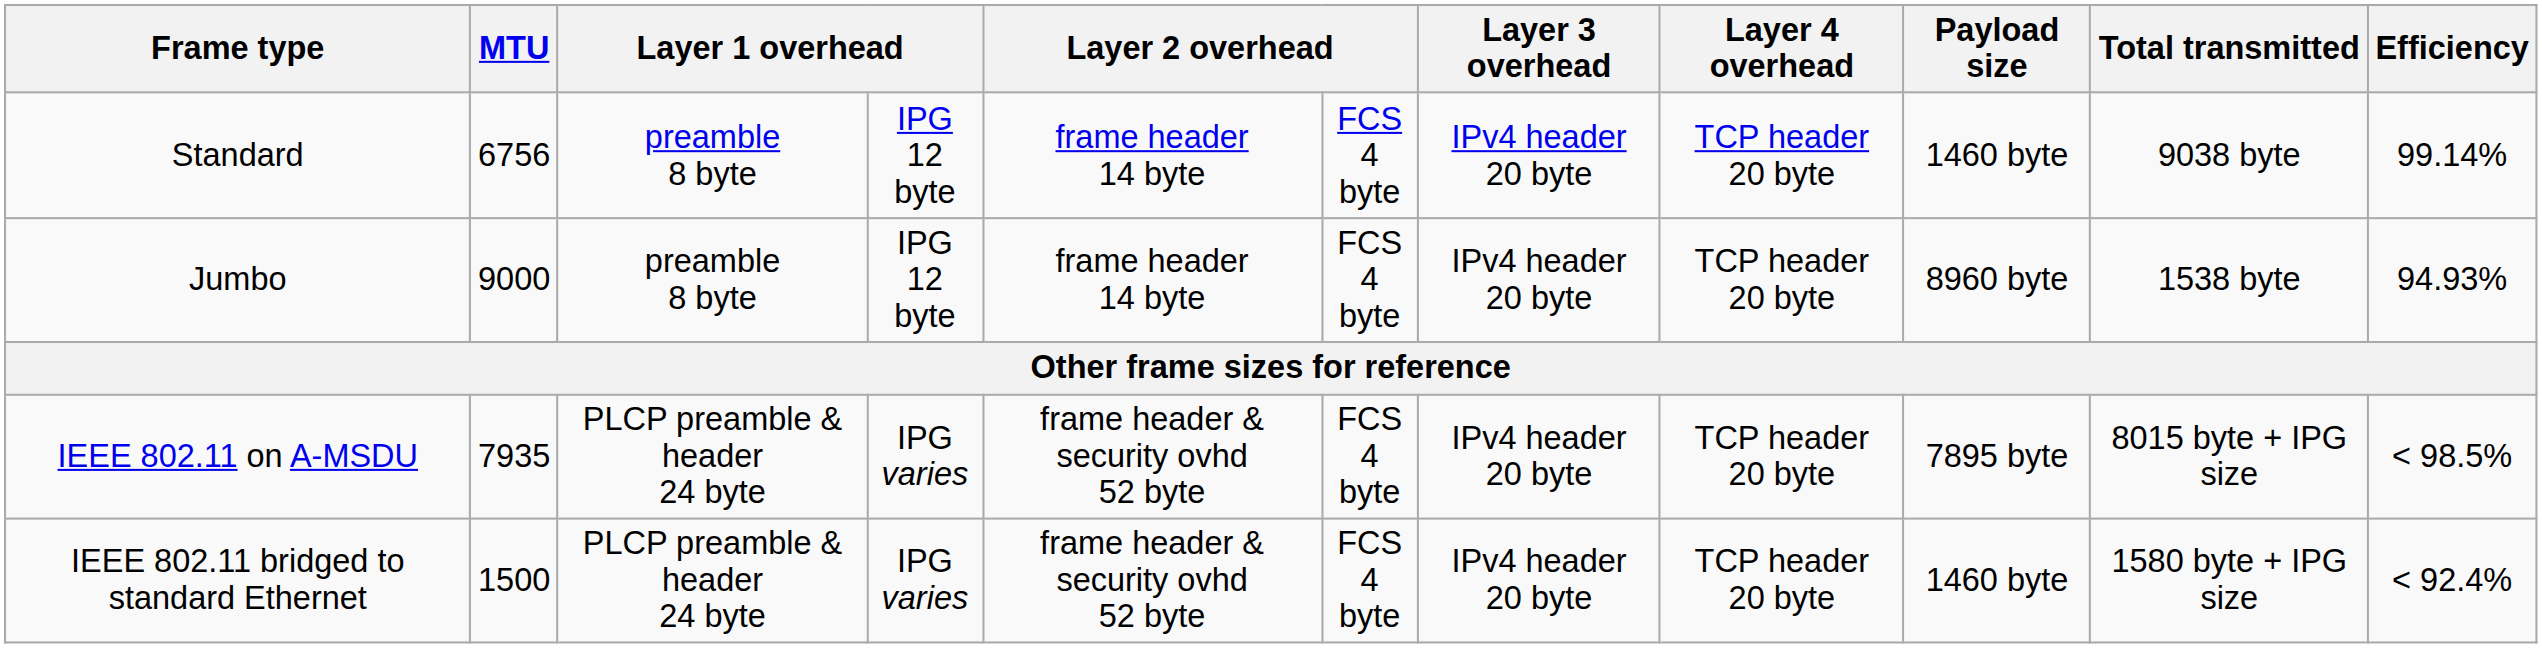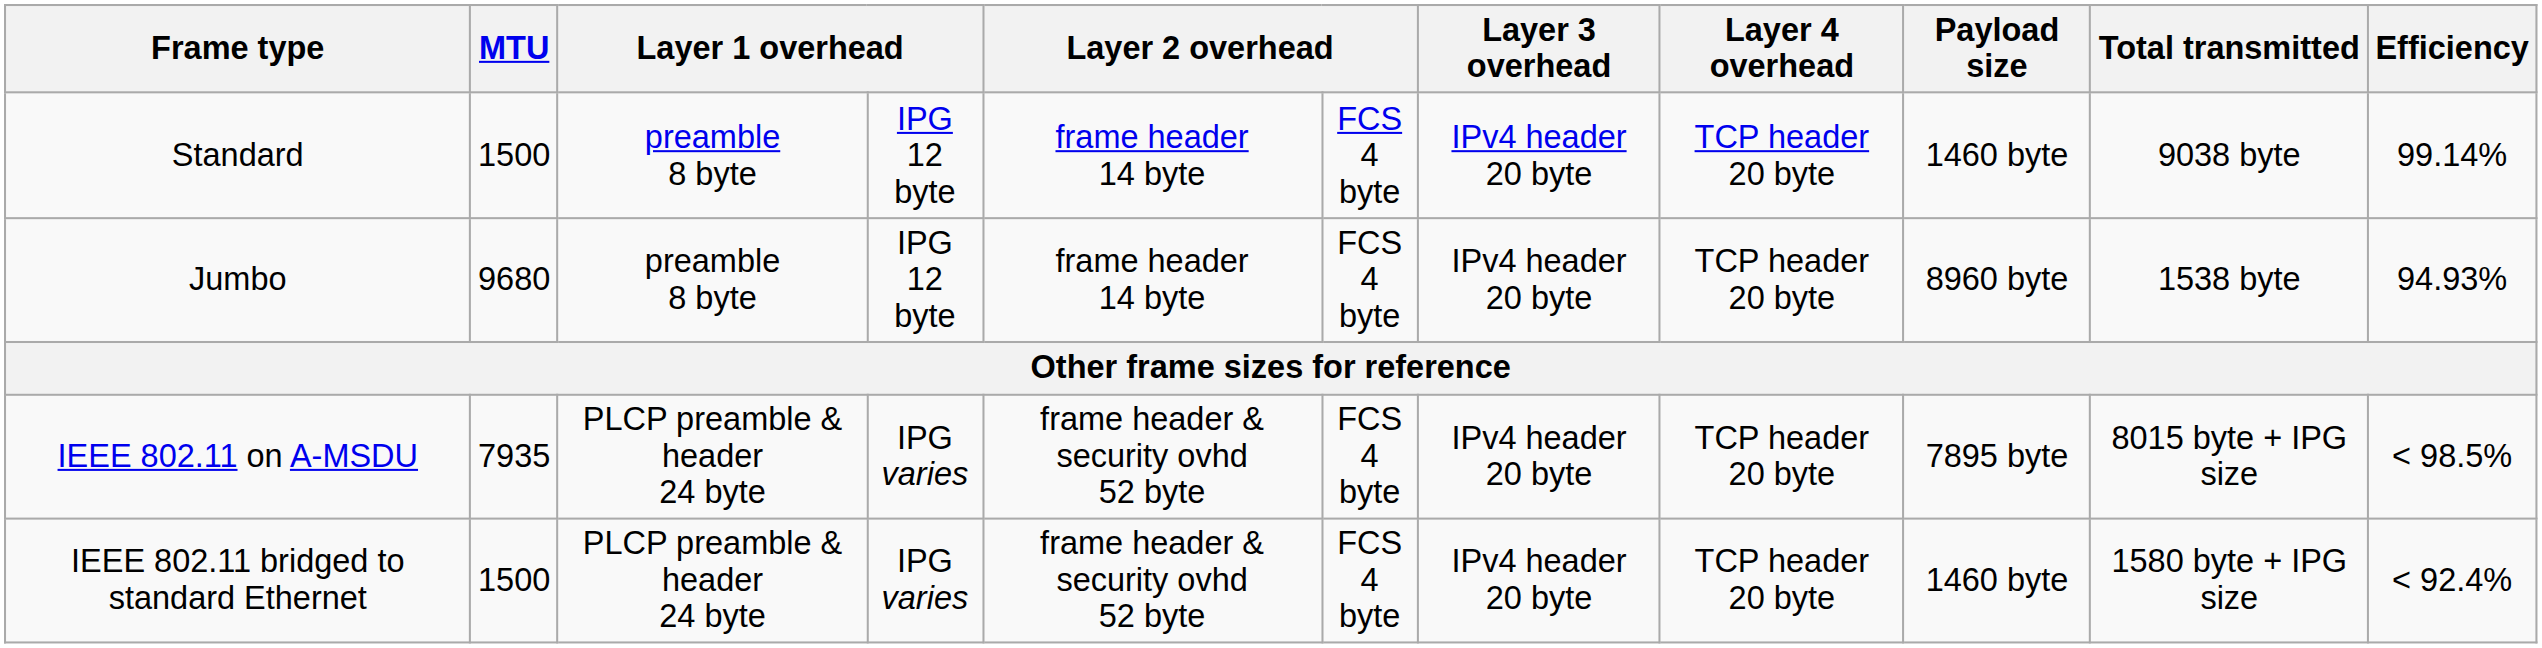(514, 154) 6756 -> (514, 154) 1500
(514, 279) 9000 -> (514, 279) 9680
